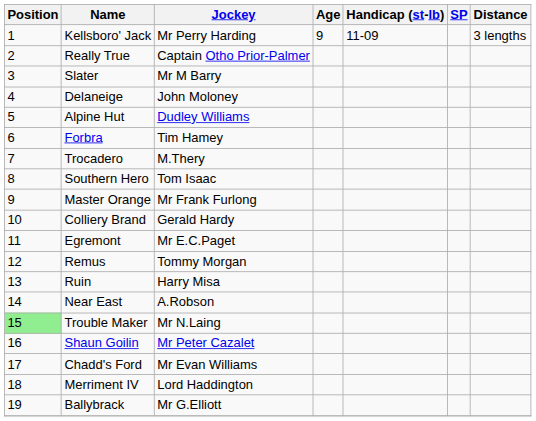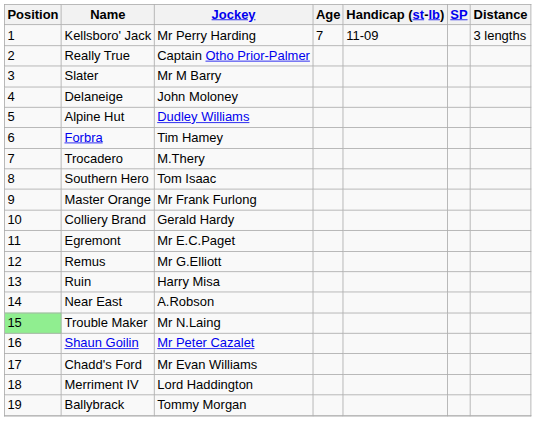(319, 35) 9 -> (319, 35) 7
(202, 261) Tommy Morgan -> (189, 261) Mr G.Elliott
(189, 405) Mr G.Elliott -> (202, 405) Tommy Morgan
